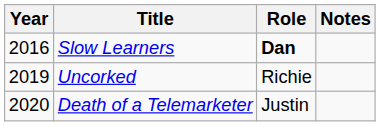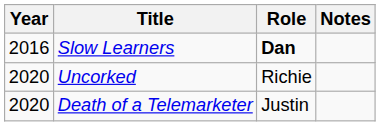(29, 76) 2019 -> (29, 76) 2020
